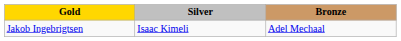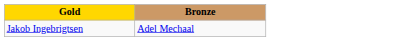- column: (200, 12)
